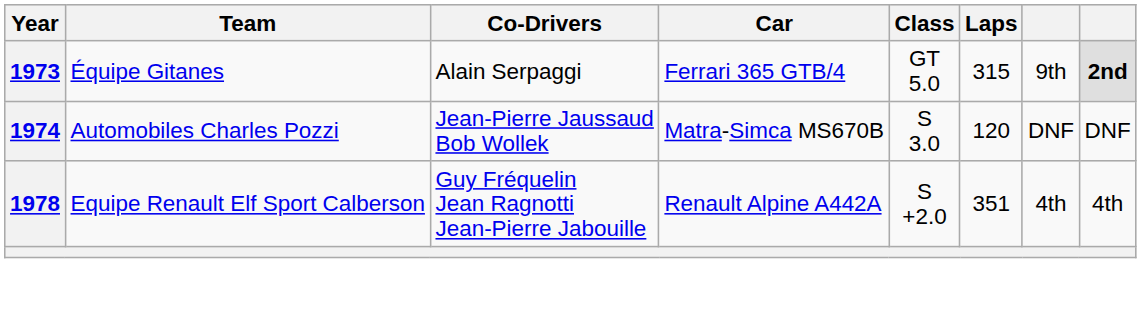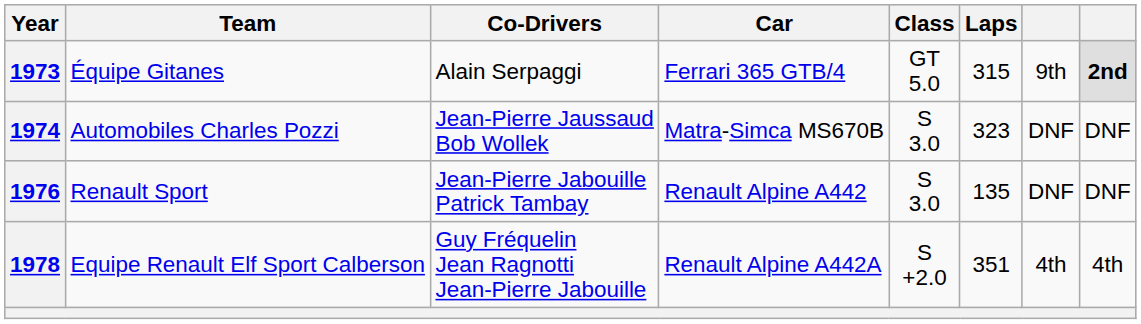(991, 131) 120 -> (991, 131) 323
+ row: (35, 192)
